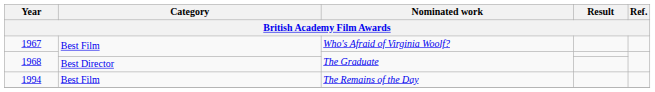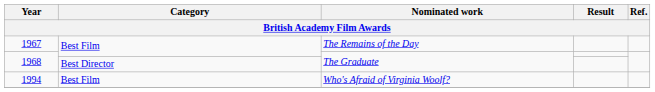(387, 43) Who's Afraid of Virginia Woolf? -> (371, 43) The Remains of the Day
(371, 79) The Remains of the Day -> (387, 79) Who's Afraid of Virginia Woolf?
